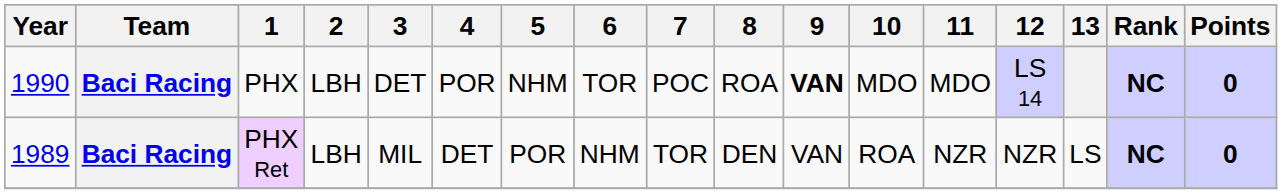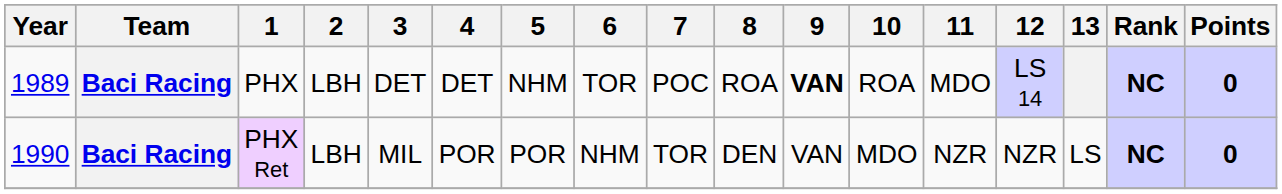(40, 82) 1990 -> (40, 82) 1989
(467, 82) POR -> (467, 82) DET
(887, 82) MDO -> (887, 82) ROA
(40, 153) 1989 -> (40, 153) 1990
(467, 153) DET -> (467, 153) POR
(887, 153) ROA -> (887, 153) MDO
